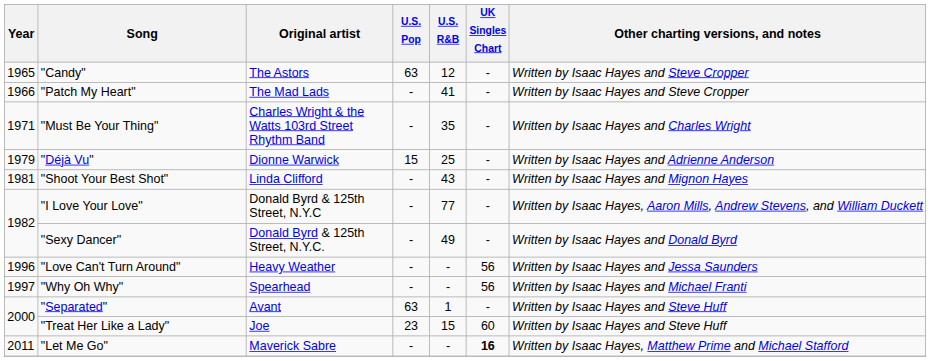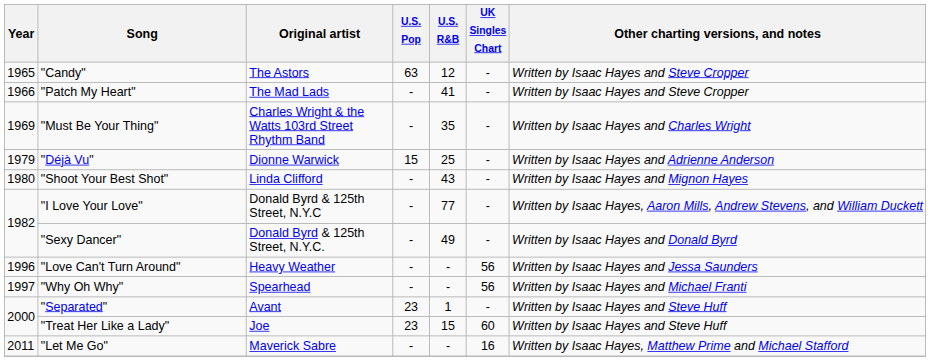(21, 126) 1971 -> (21, 126) 1969
(21, 179) 1981 -> (21, 179) 1980
(411, 306) 63 -> (411, 306) 23
(488, 346) bold -> (488, 346) normal
